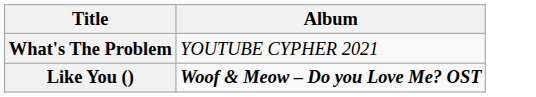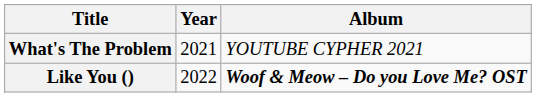+ column: (199, 19)
